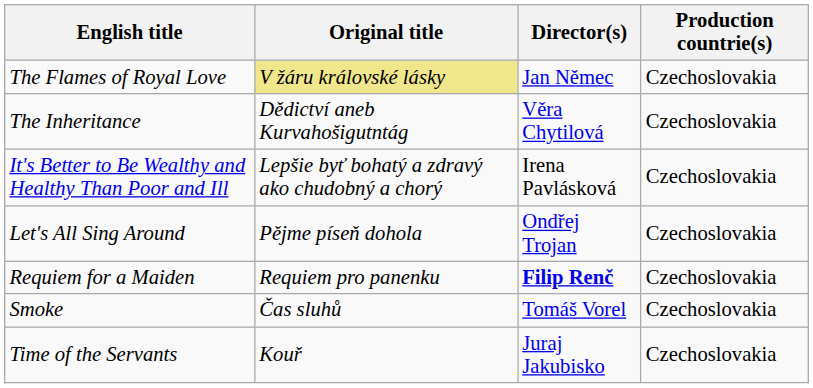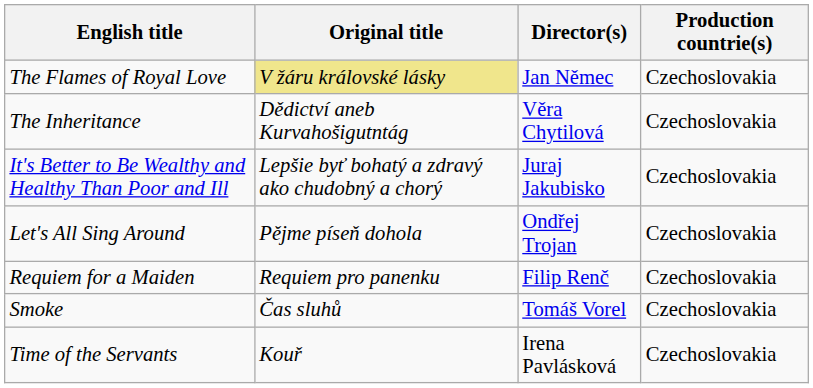(569, 177) Irena Pavlásková -> (564, 177) Juraj Jakubisko
(568, 277) bold -> (566, 277) normal
(564, 354) Juraj Jakubisko -> (569, 354) Irena Pavlásková
